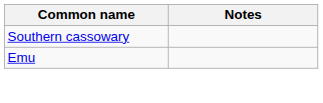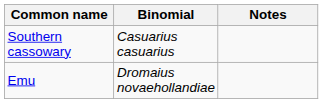+ column: (166, 15)
